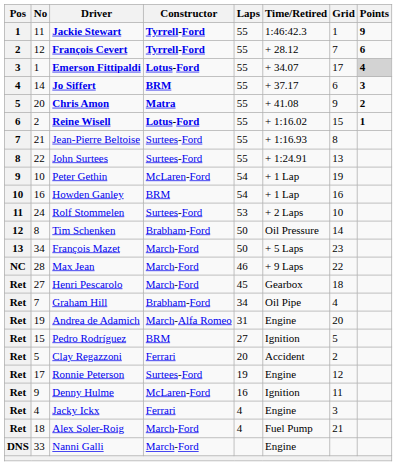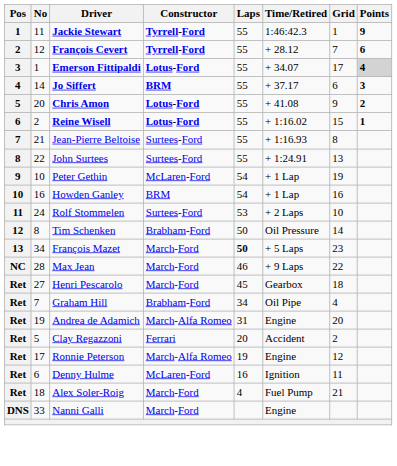(161, 103) Matra -> (173, 103) Lotus-Ford
(242, 248) normal -> (242, 248) bold
- row: (89, 338)
(174, 374) Surtees-Ford -> (189, 356) March-Alfa Romeo
(37, 392) 9 -> (37, 374) 6
- row: (76, 410)
